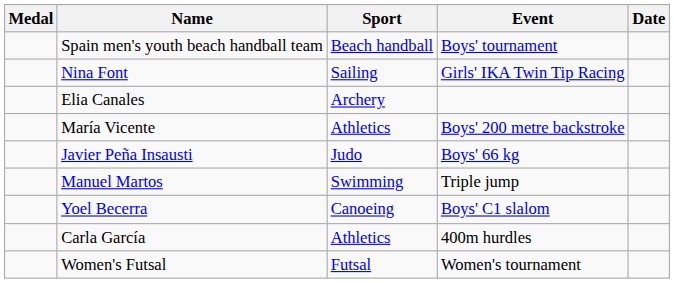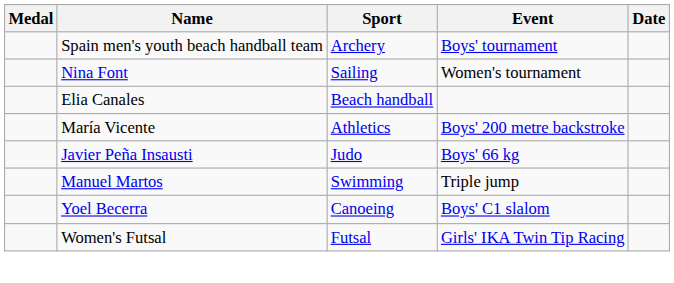(382, 45) Beach handball -> (358, 45) Archery
(533, 72) Girls' IKA Twin Tip Racing -> (511, 72) Women's tournament
(358, 100) Archery -> (382, 100) Beach handball
- row: (103, 236)
(511, 264) Women's tournament -> (533, 236) Girls' IKA Twin Tip Racing
